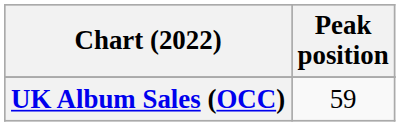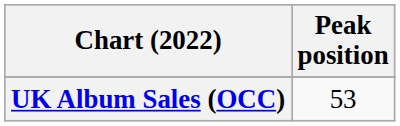(343, 98) 59 -> (343, 98) 53
